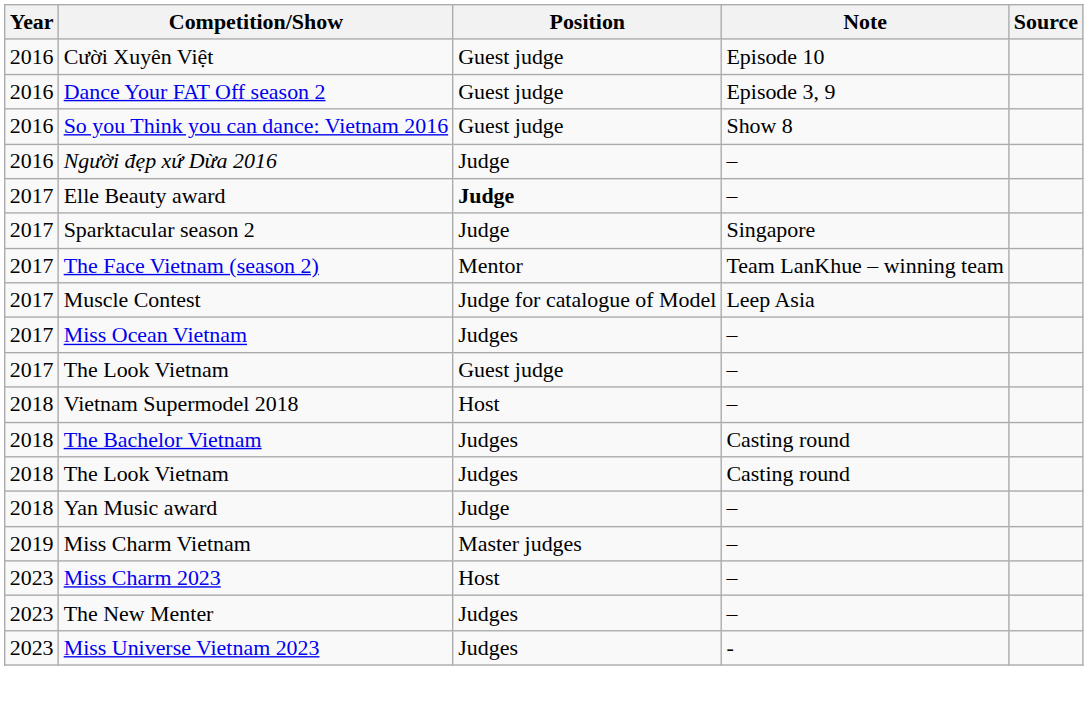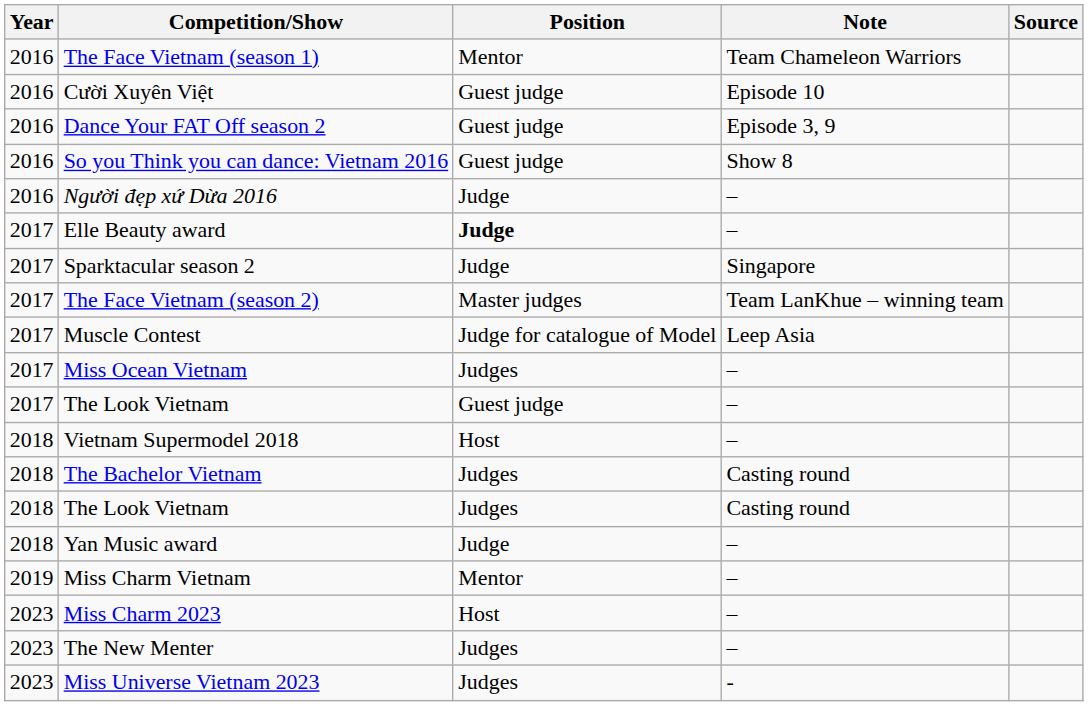+ row: (191, 56)
(491, 265) Mentor -> (520, 299) Master judges
(520, 543) Master judges -> (491, 578) Mentor
